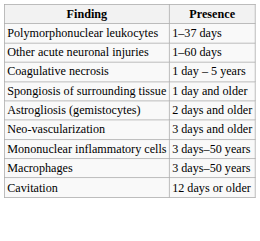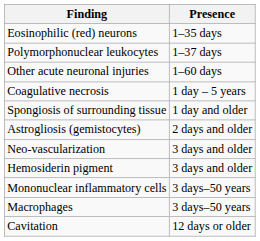+ row: (72, 33)
+ row: (60, 168)
